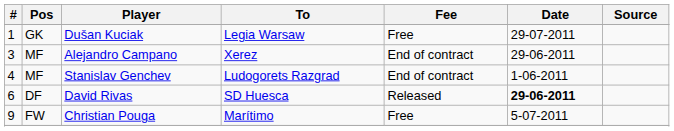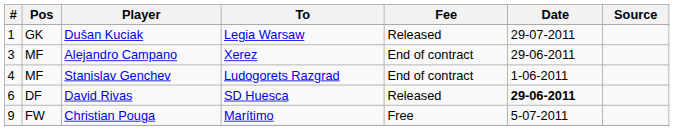(401, 35) Free -> (414, 35) Released
